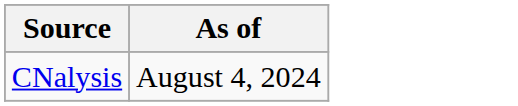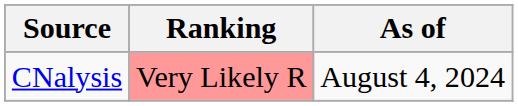+ column: (221, 28)
